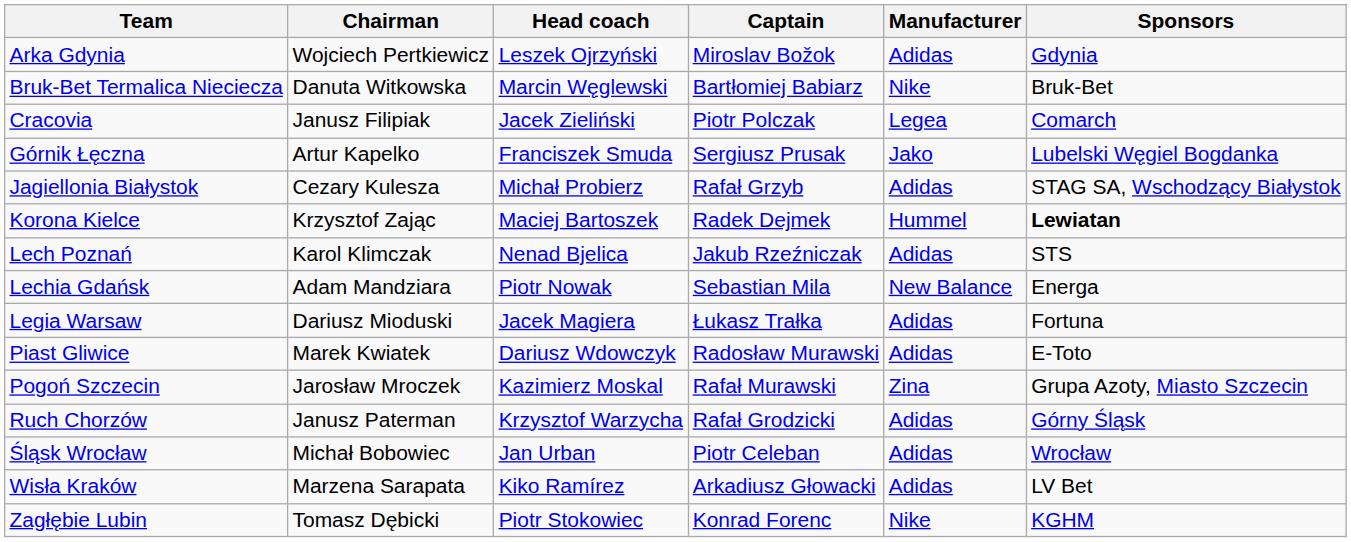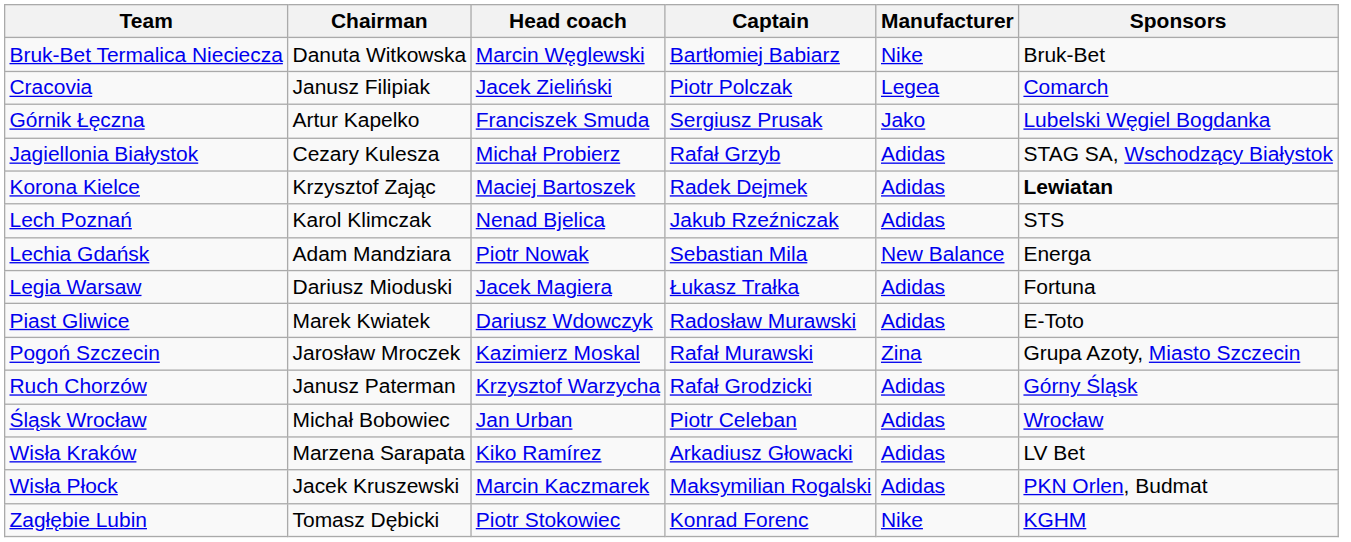- row: (67, 54)
(928, 220) Hummel -> (913, 187) Adidas
+ row: (64, 486)
